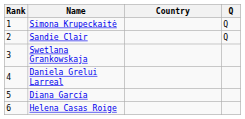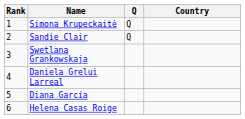columns swapped: (173, 11) <-> (231, 11)
